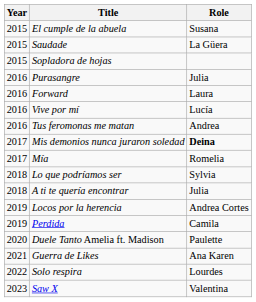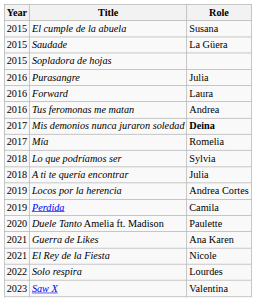- row: (55, 110)
+ row: (71, 256)
